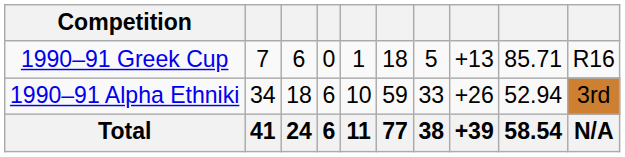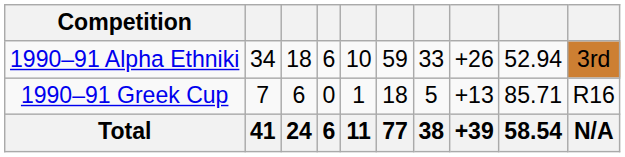rows swapped: (125, 95) <-> (125, 59)
